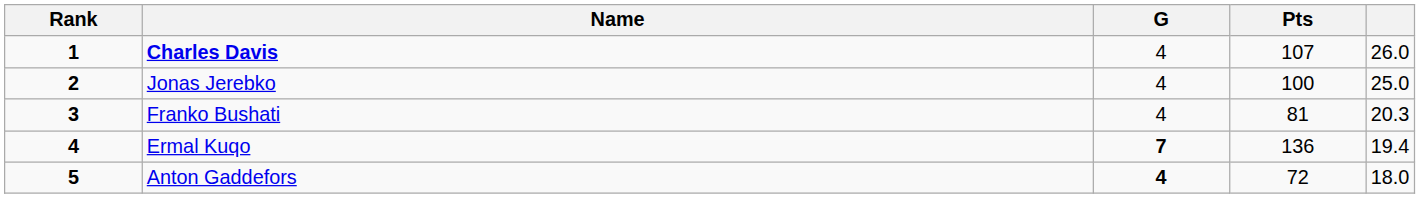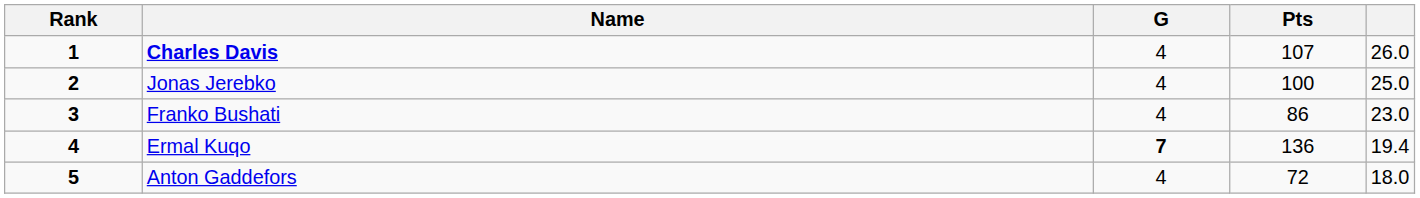(1298, 114) 81 -> (1298, 114) 86
(1390, 114) 20.3 -> (1390, 114) 23.0
(1161, 177) bold -> (1161, 177) normal
